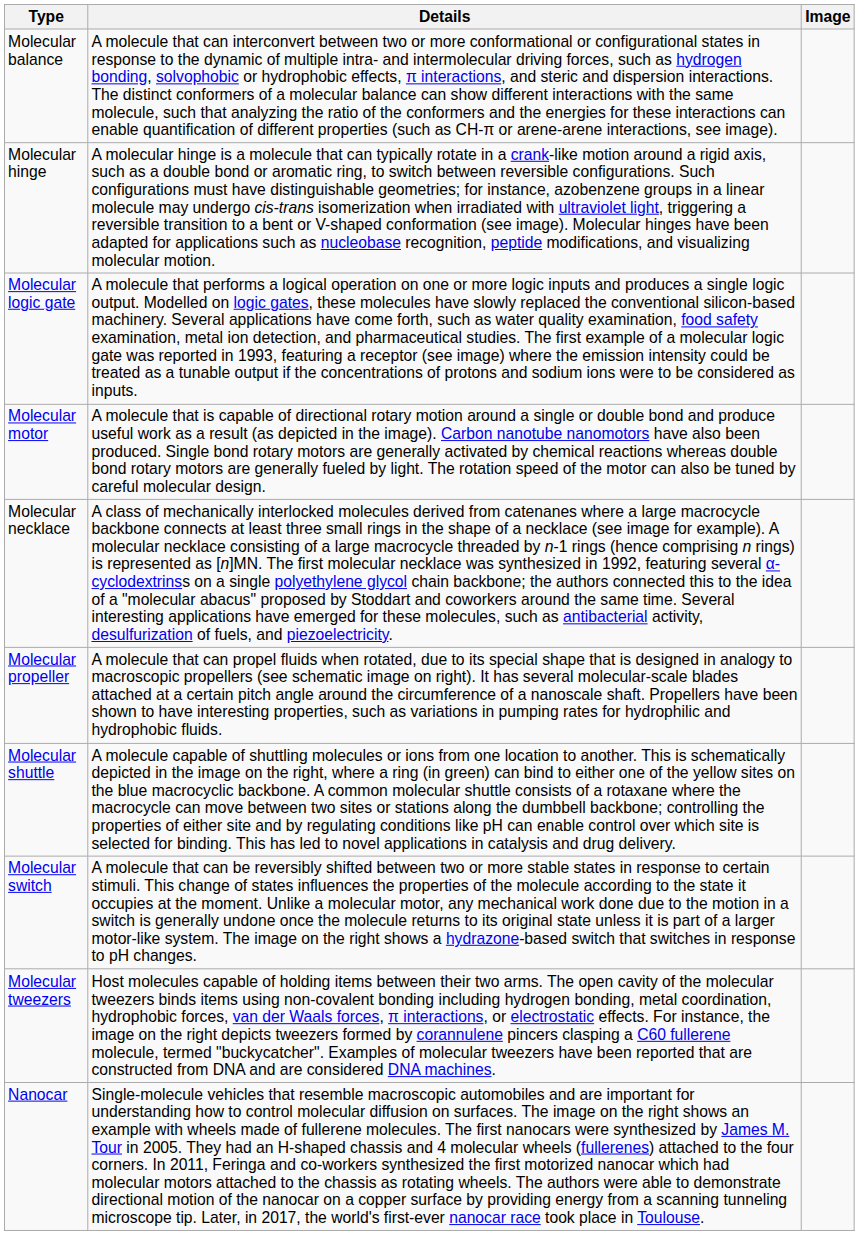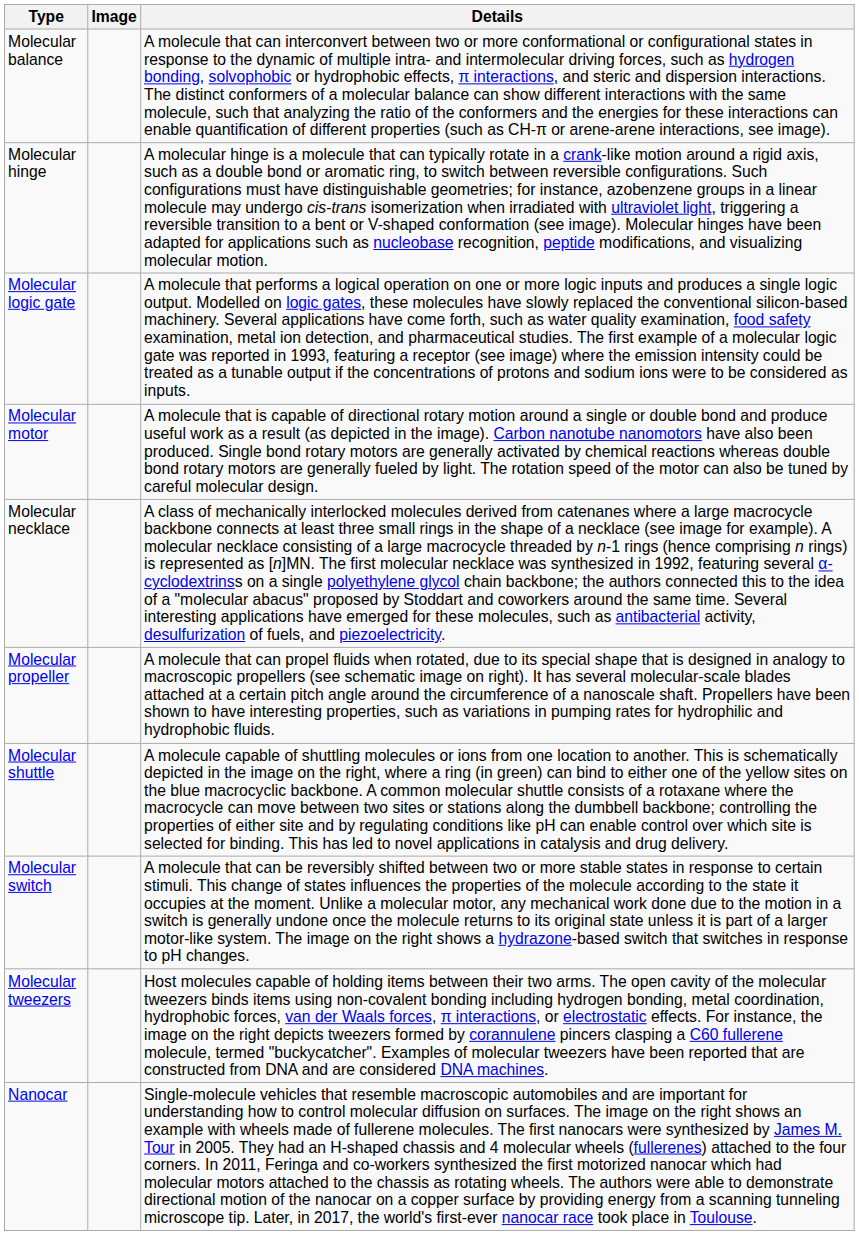columns swapped: (445, 16) <-> (828, 16)
